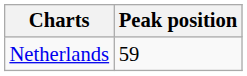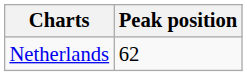(129, 53) 59 -> (129, 53) 62
